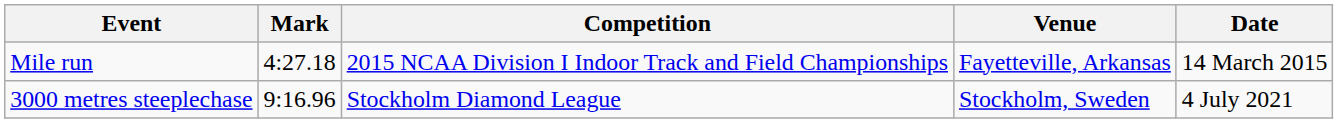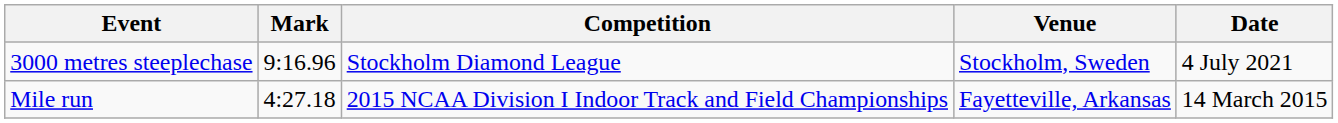rows swapped: (131, 99) <-> (52, 61)
